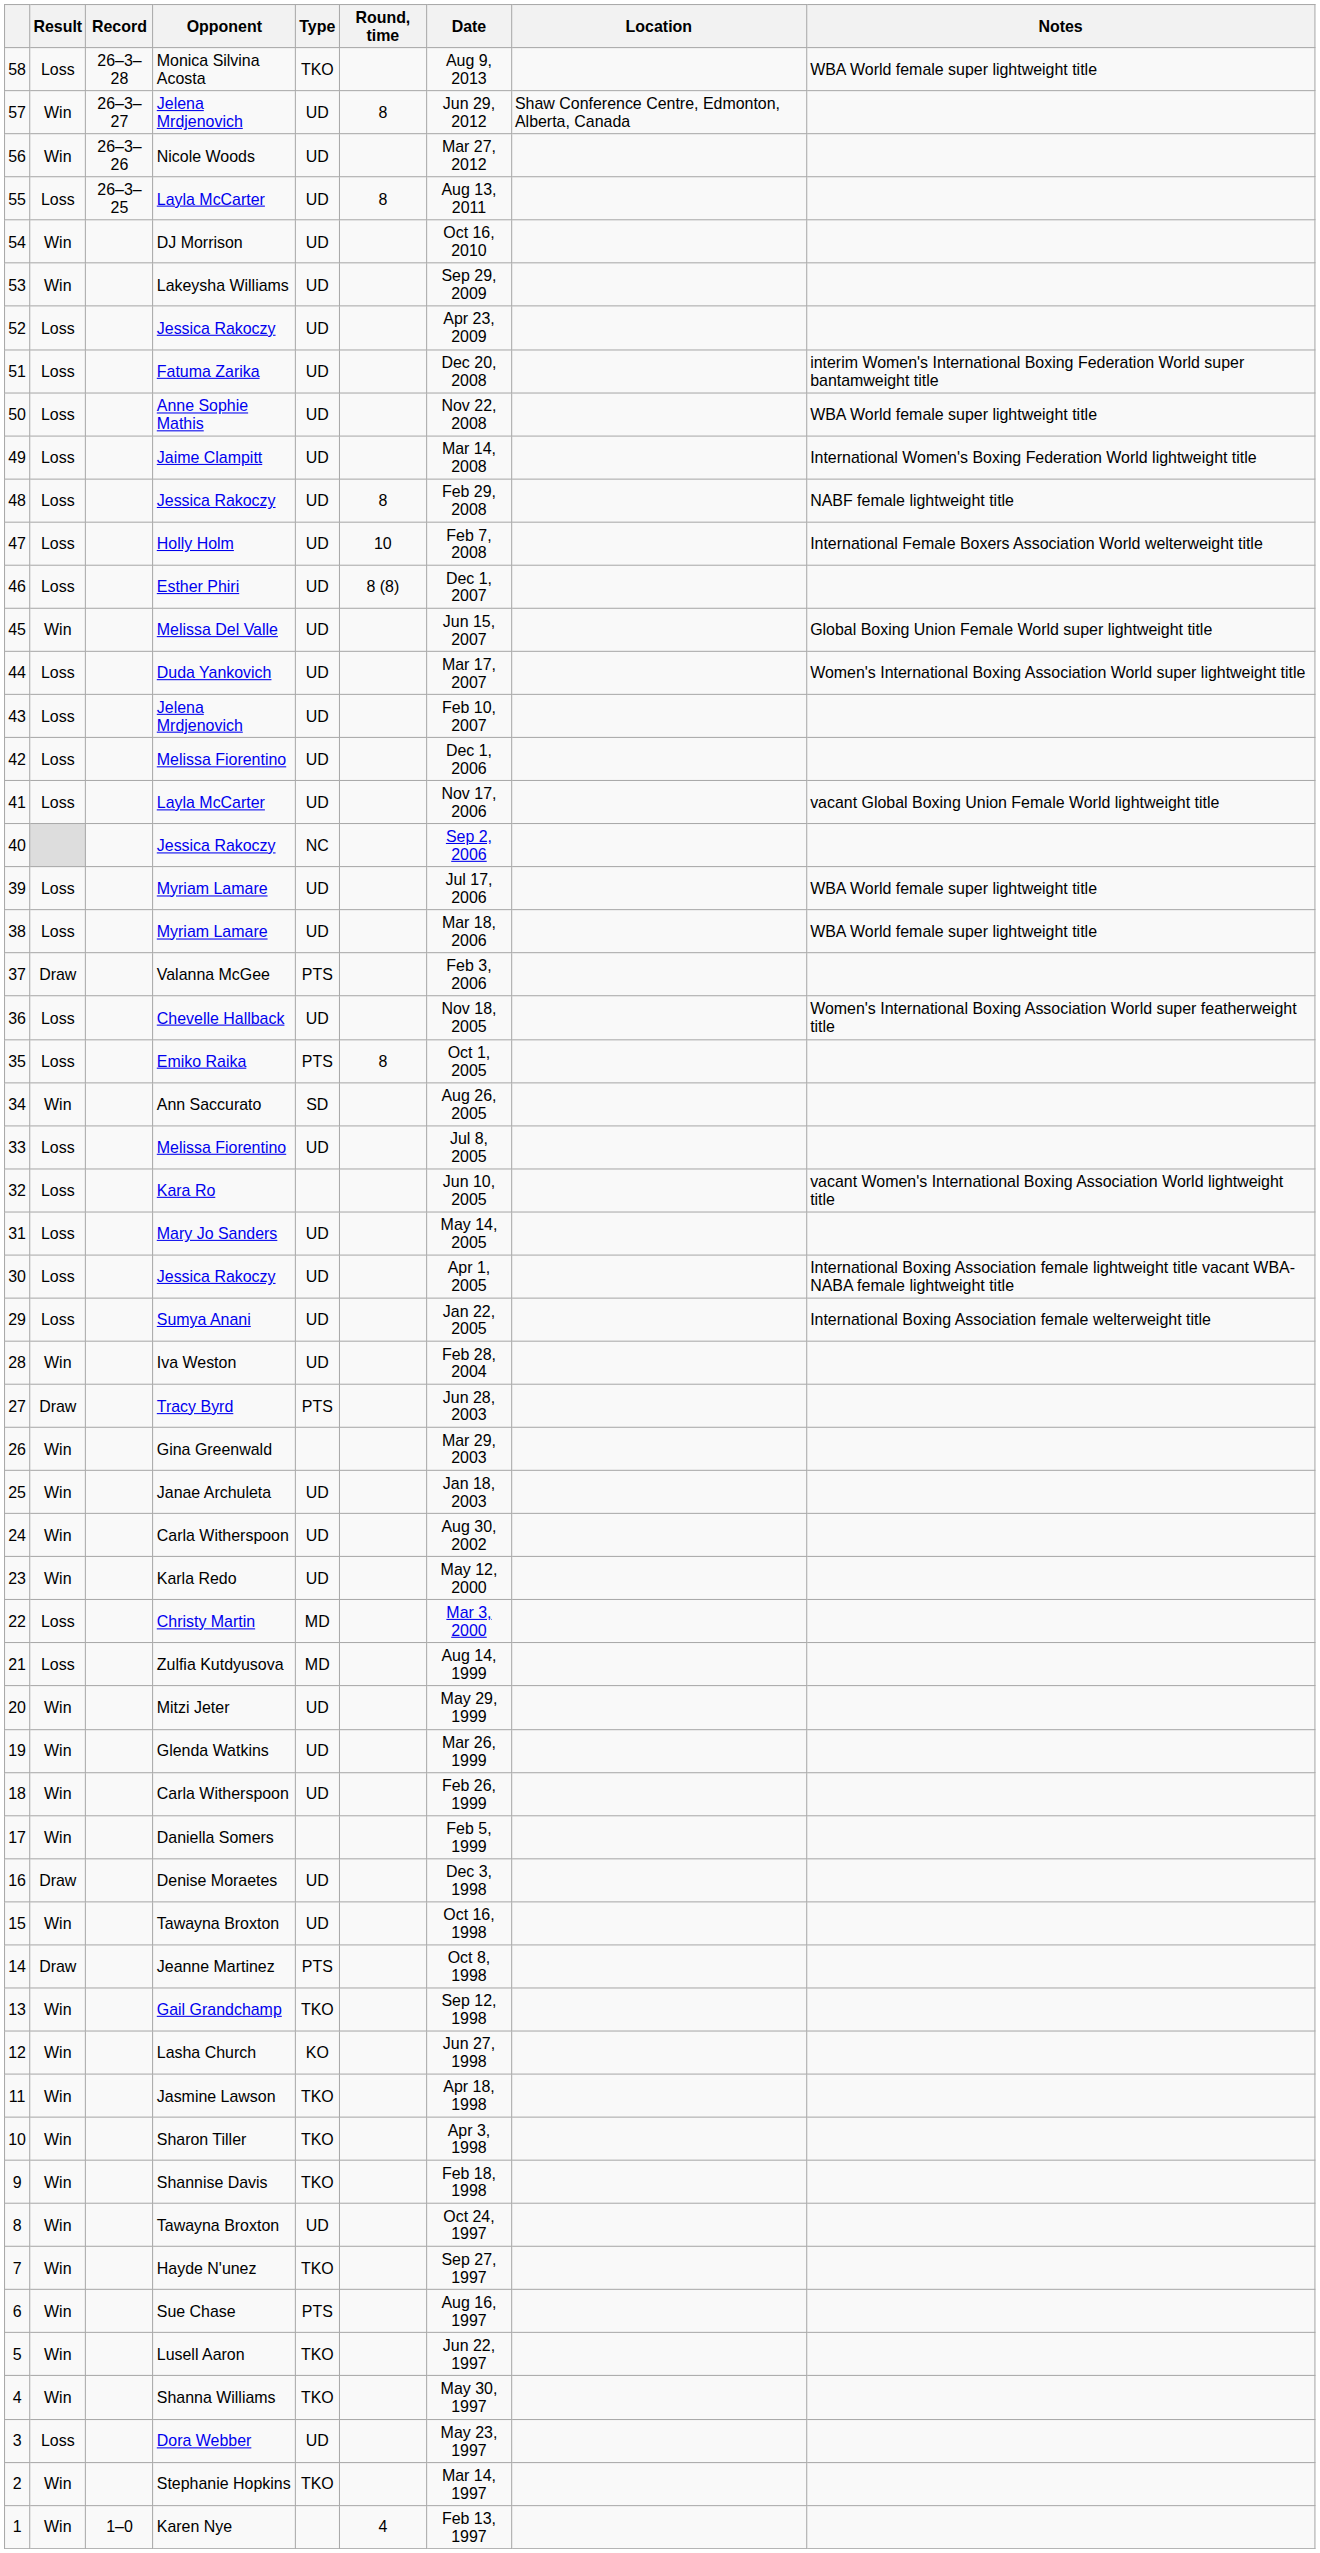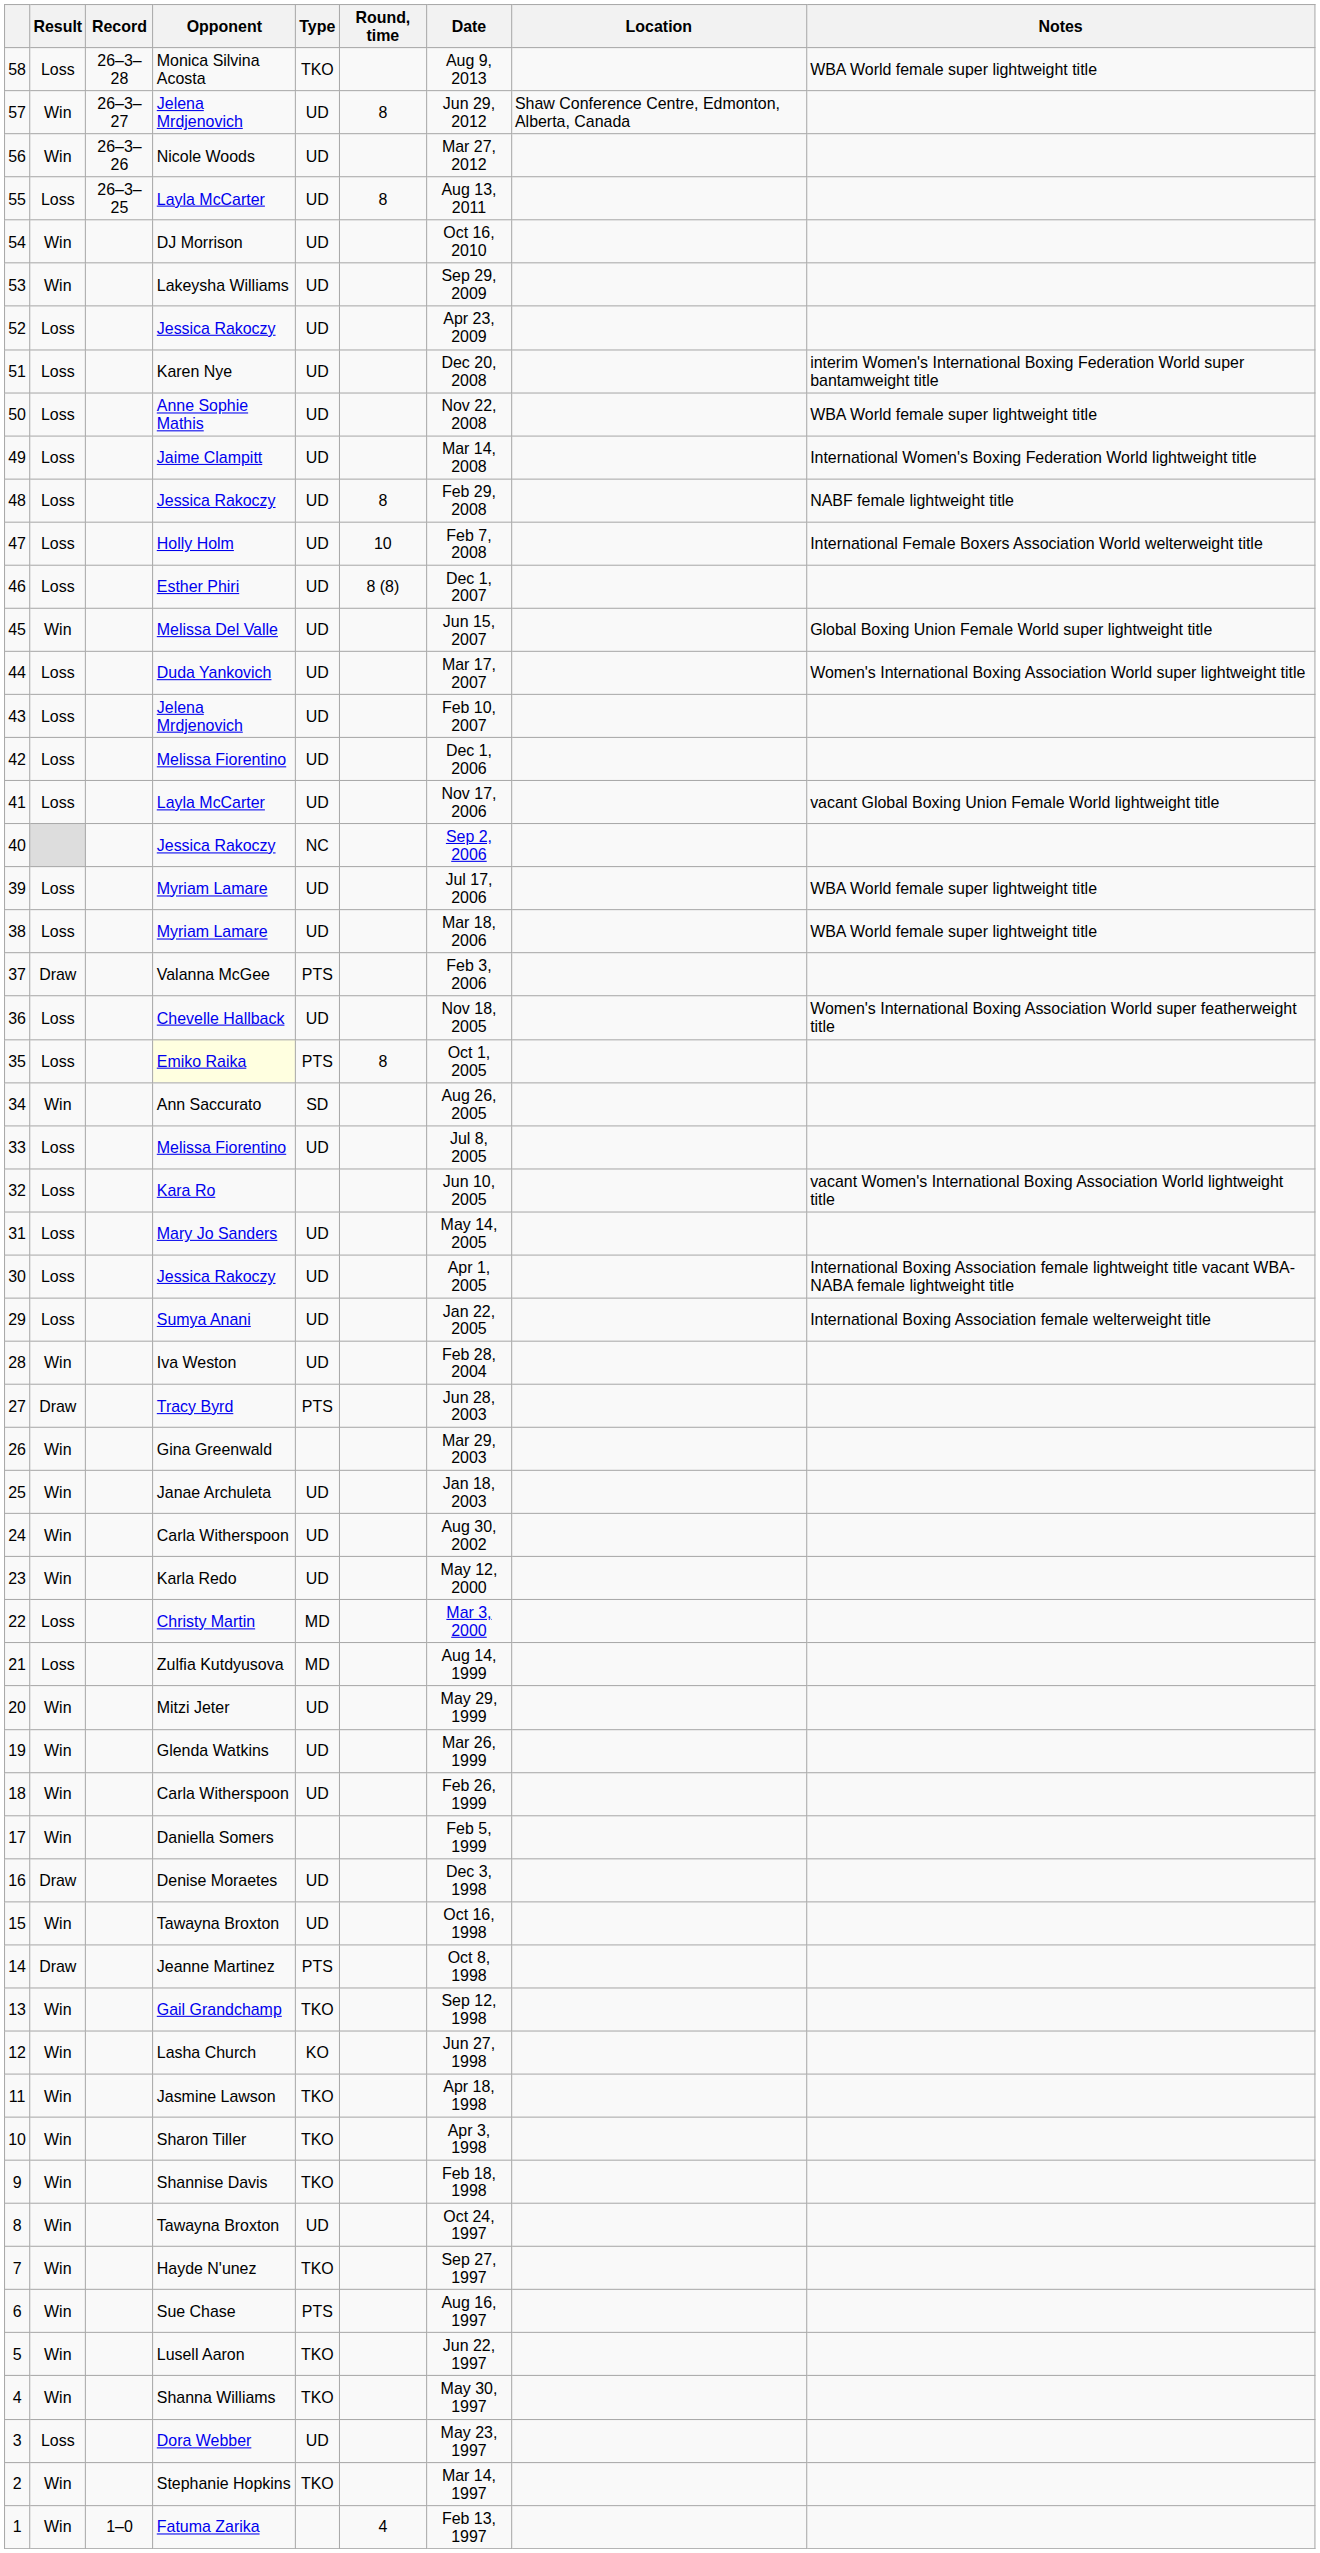(208, 371) Fatuma Zarika -> (194, 371) Karen Nye
(202, 1061) no background -> (202, 1061) lightyellow background
(194, 2527) Karen Nye -> (208, 2527) Fatuma Zarika
